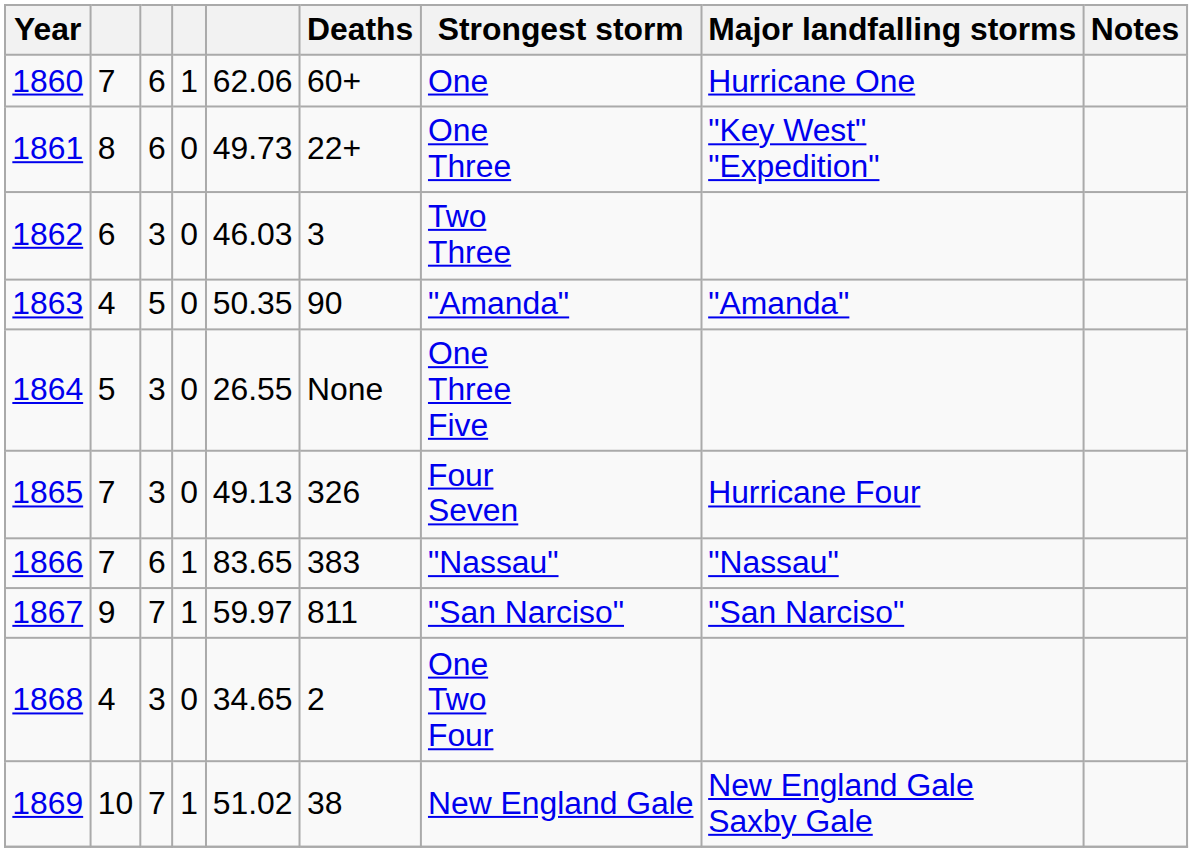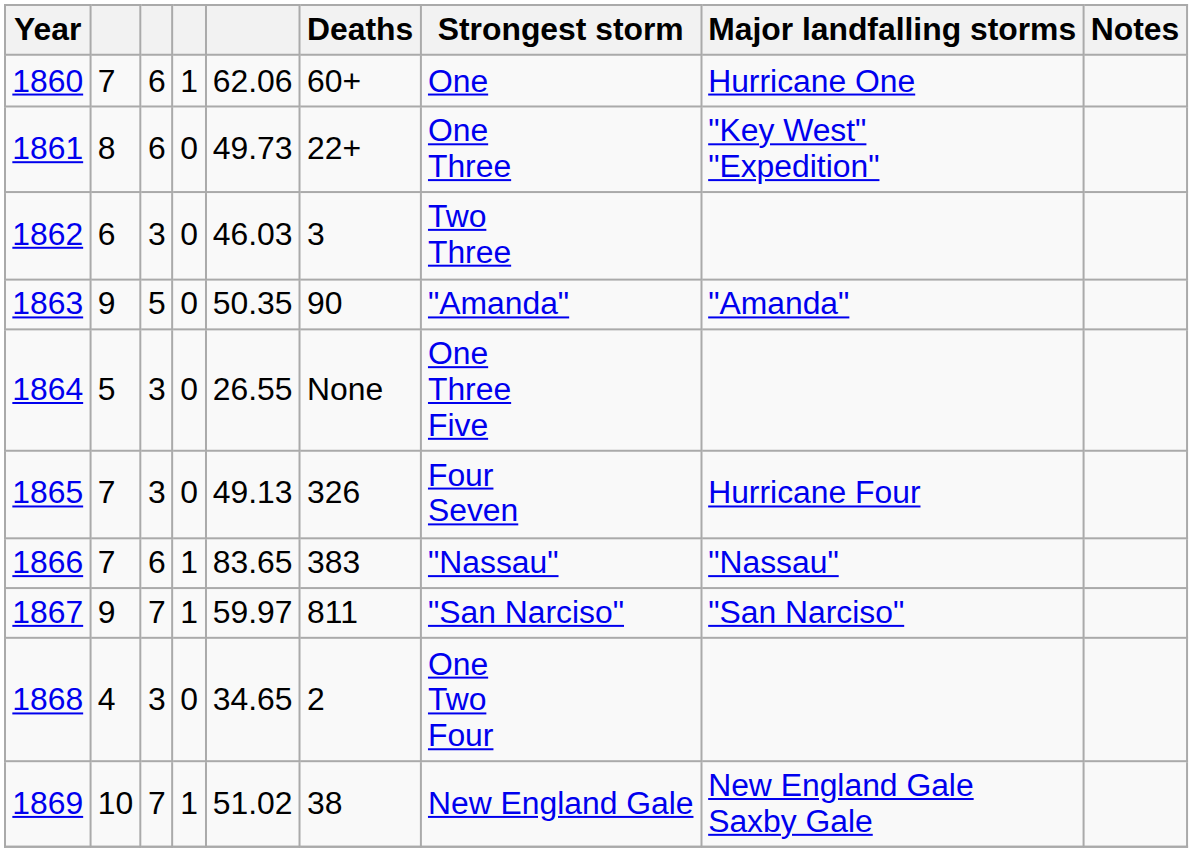(107, 303) 4 -> (107, 303) 9
